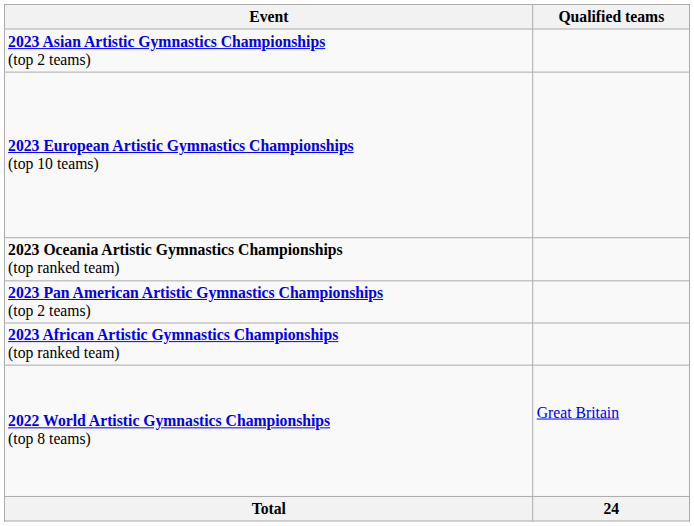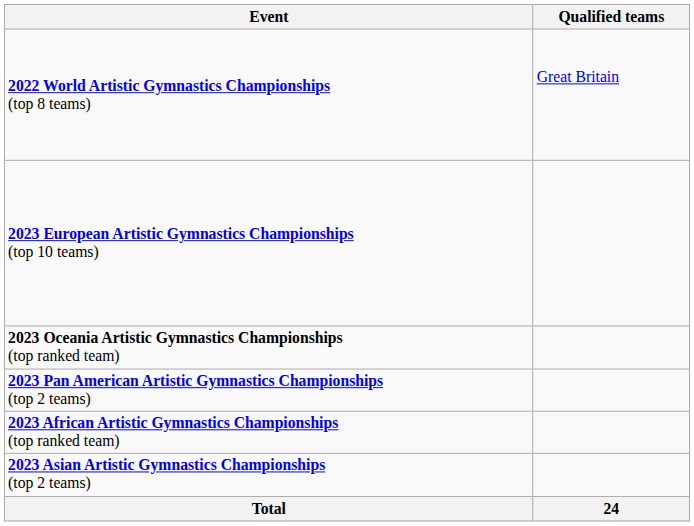rows swapped: (169, 430) <-> (167, 50)
